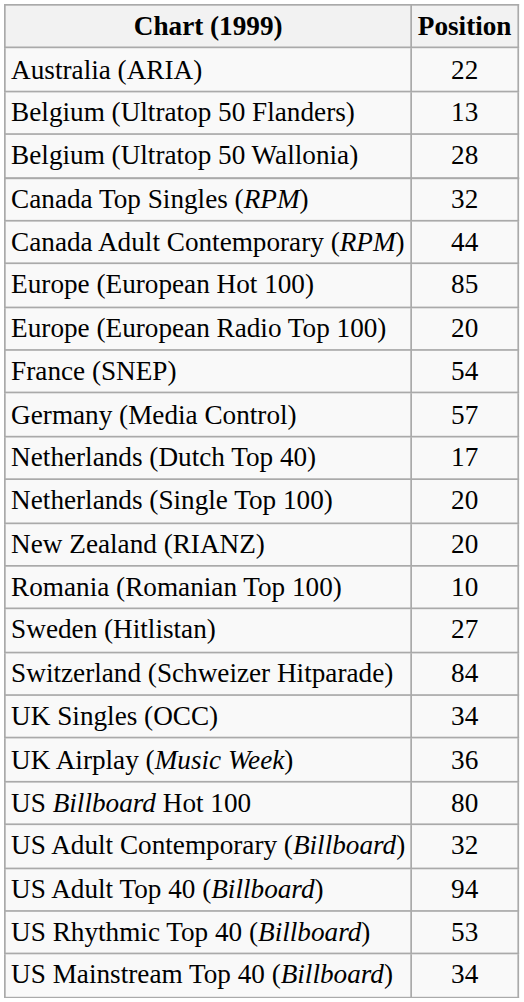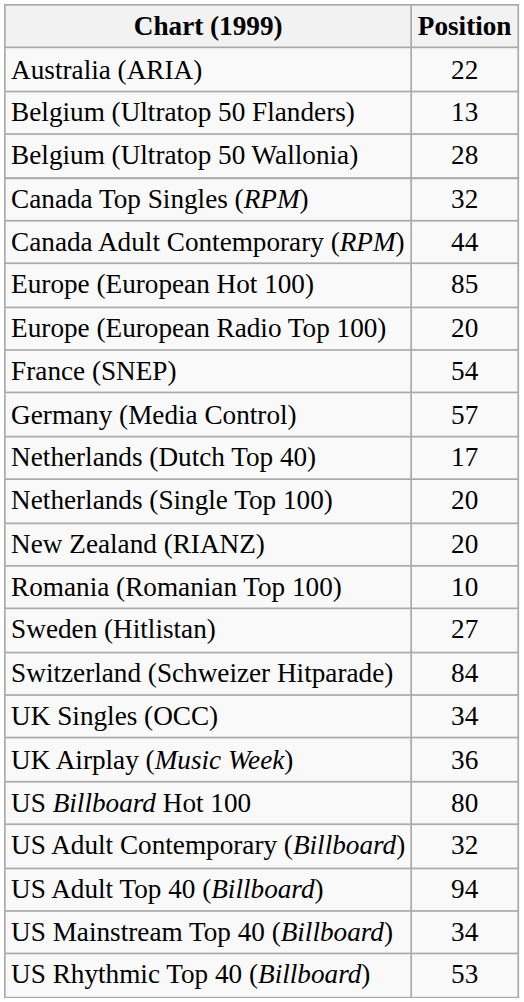rows swapped: (202, 975) <-> (191, 931)
